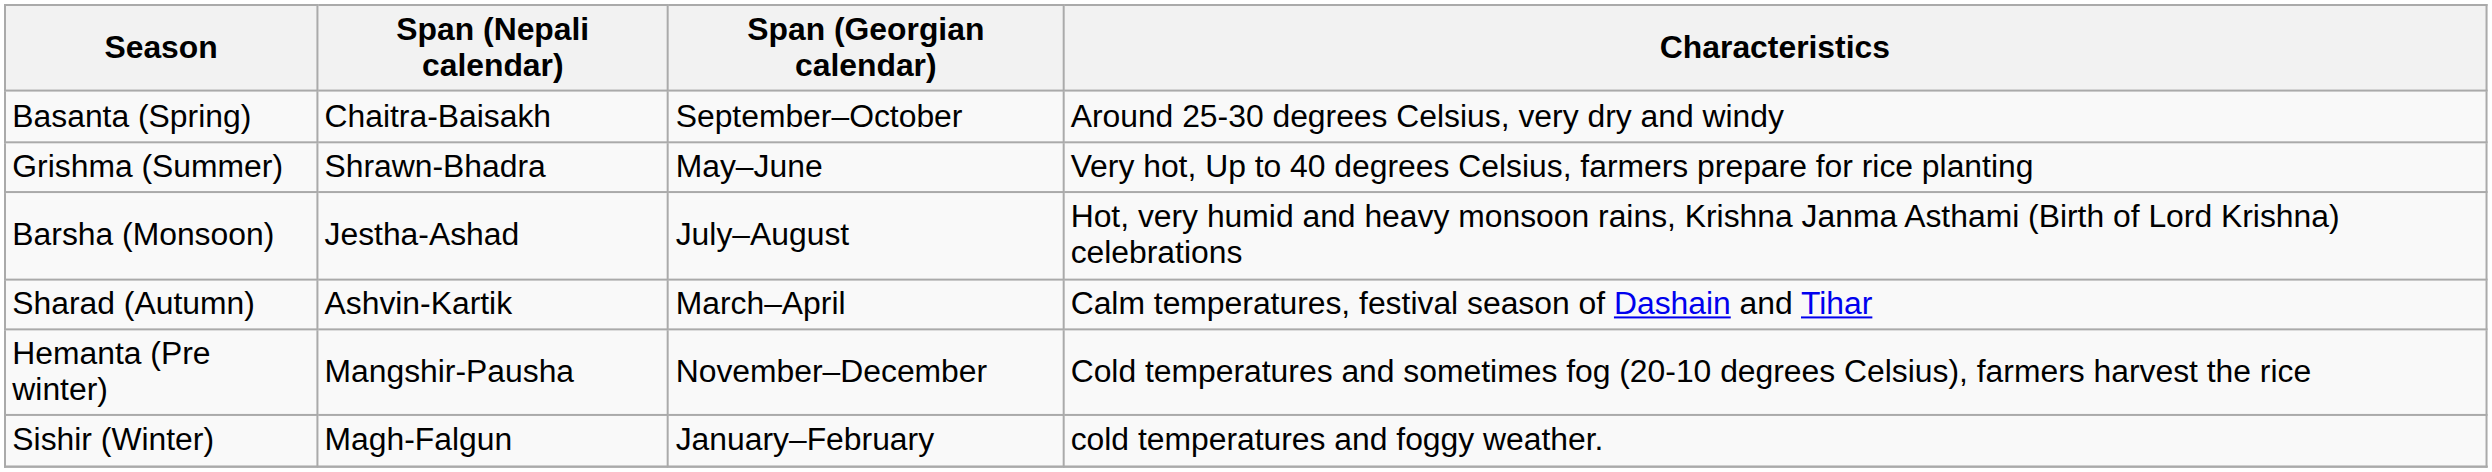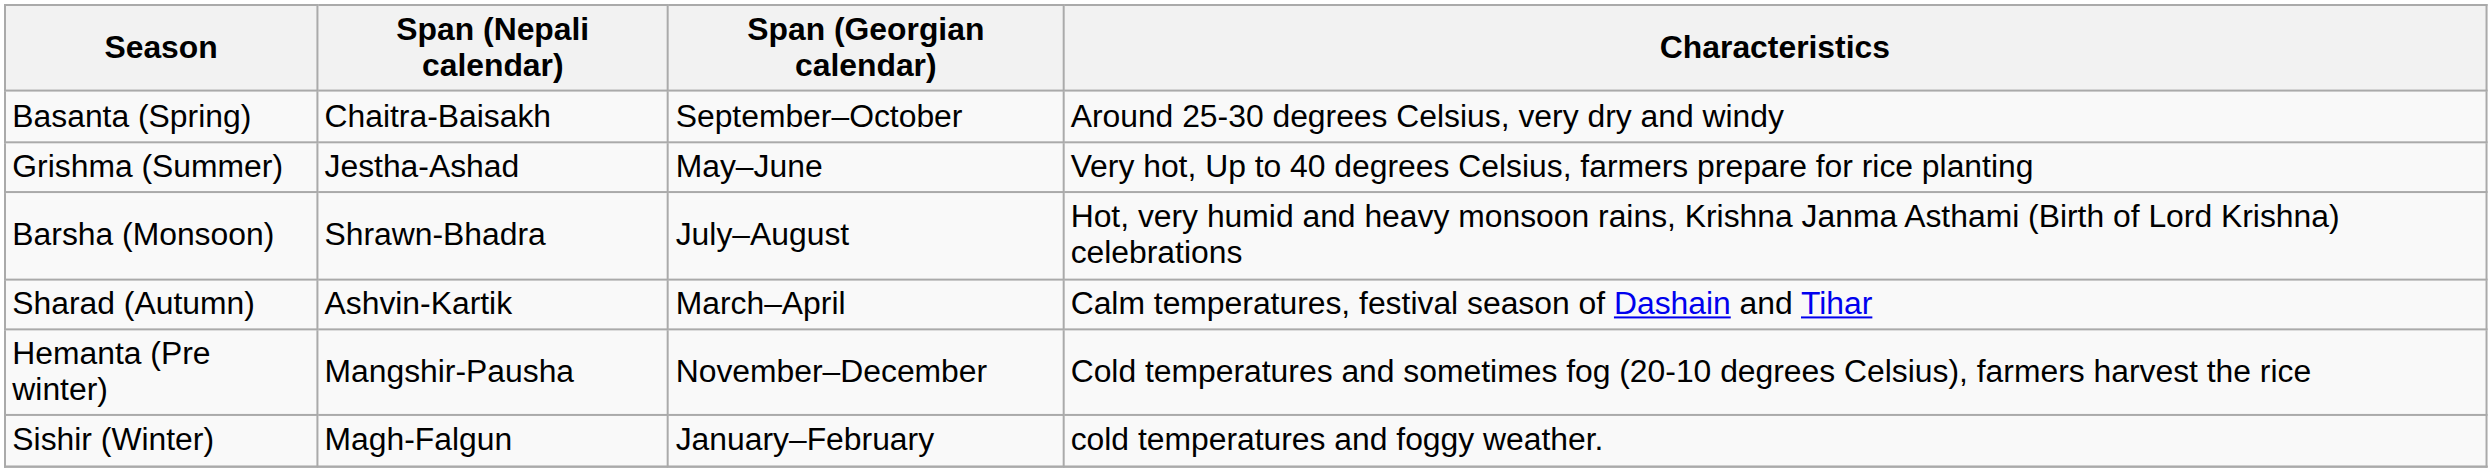(435, 166) Shrawn-Bhadra -> (422, 166) Jestha-Ashad
(422, 234) Jestha-Ashad -> (435, 234) Shrawn-Bhadra
